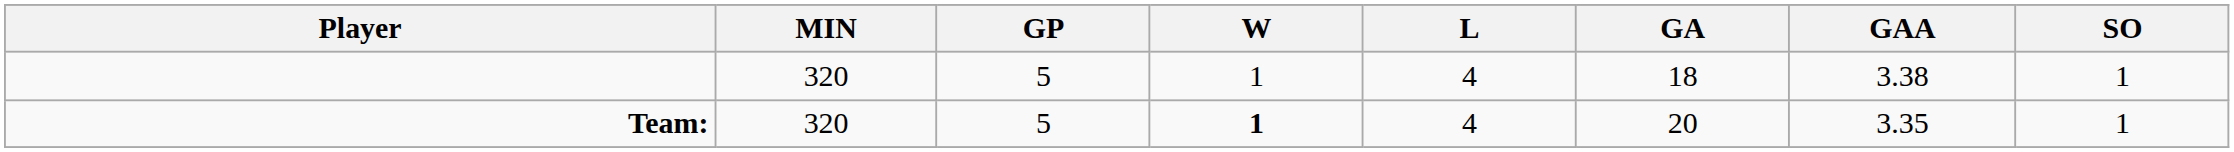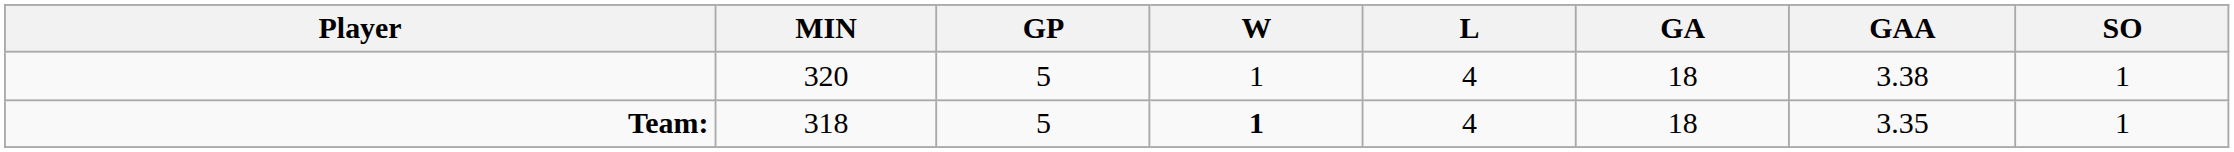(826, 123) 320 -> (826, 123) 318
(1683, 123) 20 -> (1683, 123) 18
